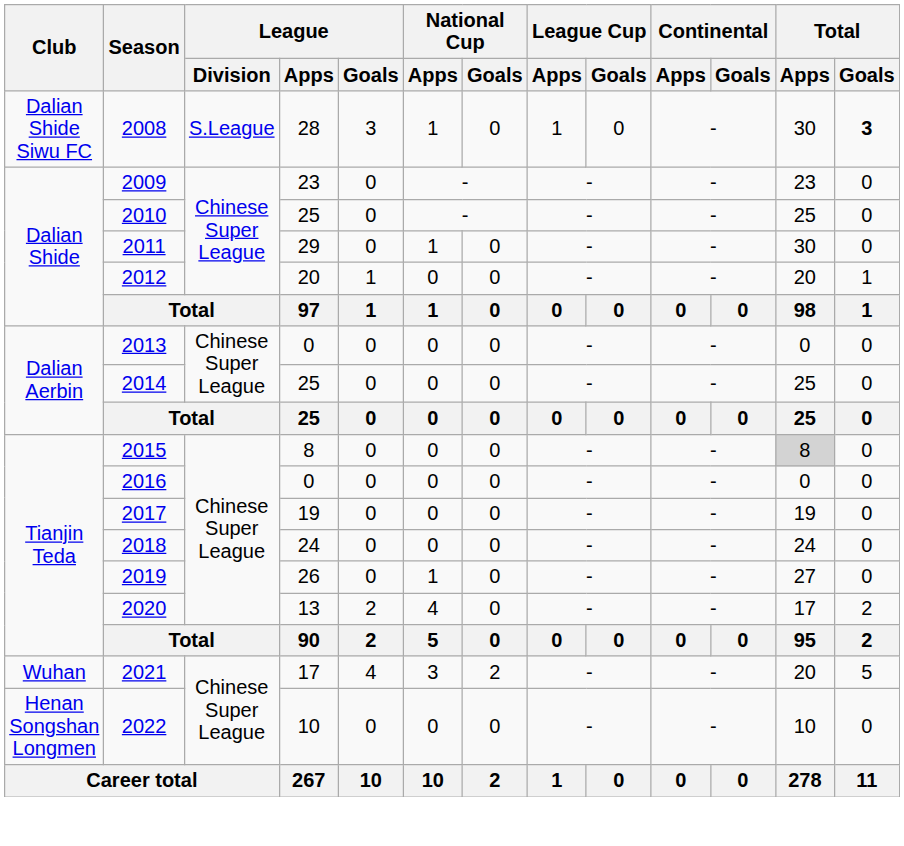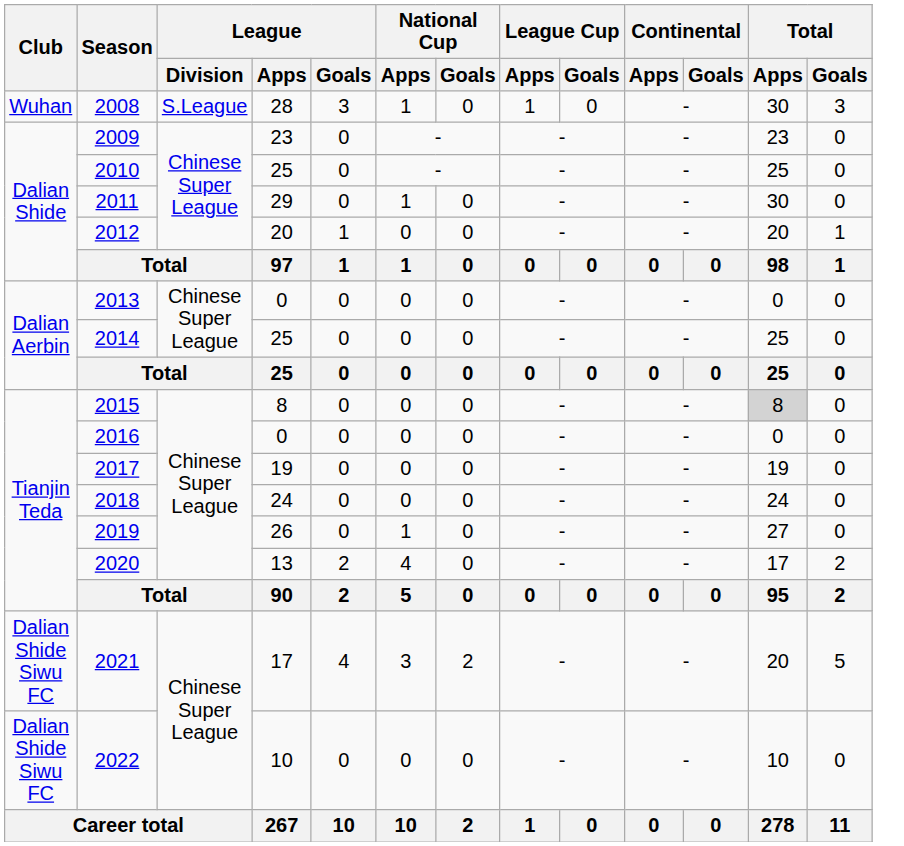(54, 128) Dalian Shide Siwu FC -> (41, 106) Wuhan
(867, 128) bold -> (840, 106) normal
(54, 672) Wuhan -> (41, 660) Dalian Shide Siwu FC
(54, 726) Henan Songshan Longmen -> (41, 760) Dalian Shide Siwu FC
